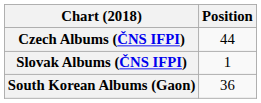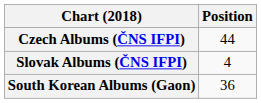(227, 62) 1 -> (227, 62) 4
